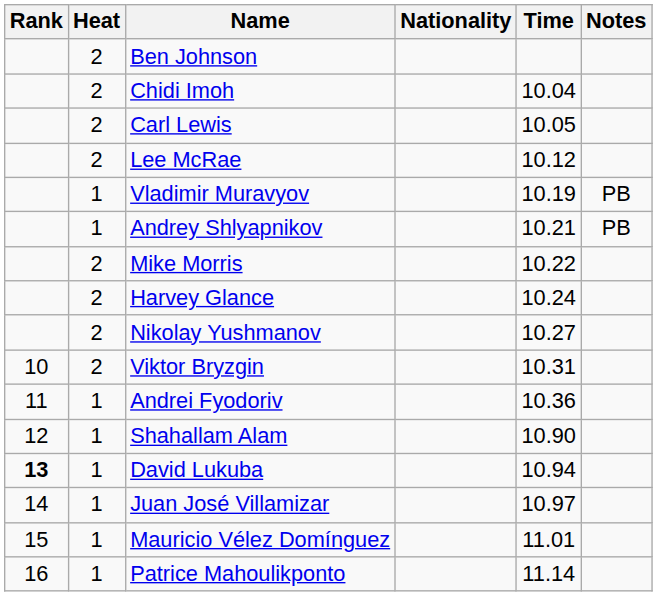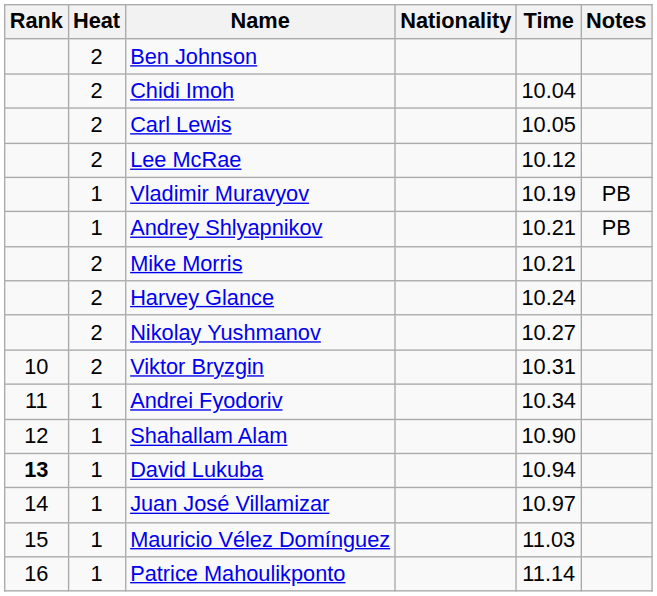(549, 263) 10.22 -> (549, 263) 10.21
(549, 401) 10.36 -> (549, 401) 10.34
(549, 539) 11.01 -> (549, 539) 11.03
